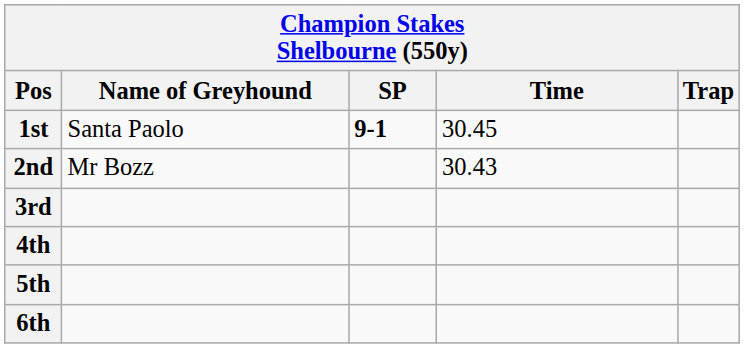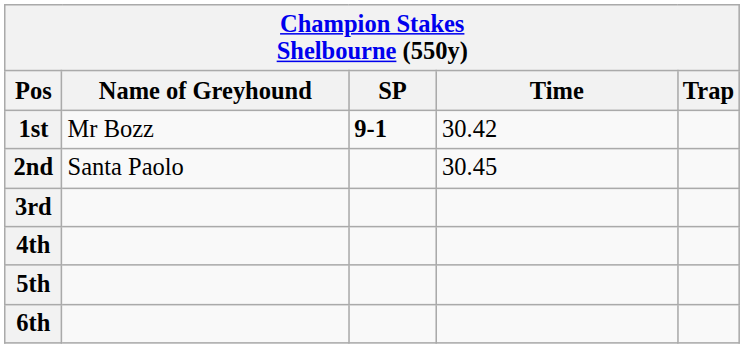(126, 129) Santa Paolo -> (111, 129) Mr Bozz
(470, 129) 30.45 -> (470, 129) 30.42
(111, 167) Mr Bozz -> (126, 167) Santa Paolo
(470, 167) 30.43 -> (470, 167) 30.45
